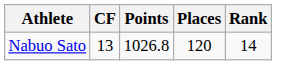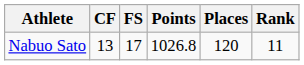+ column: (133, 18)
(248, 45) 14 -> (275, 45) 11
